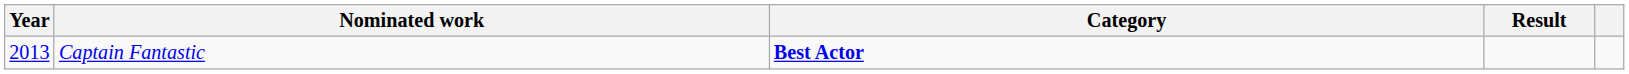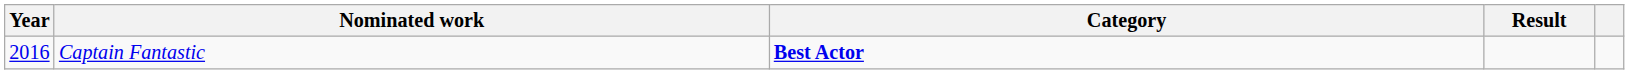(29, 52) 2013 -> (29, 52) 2016
